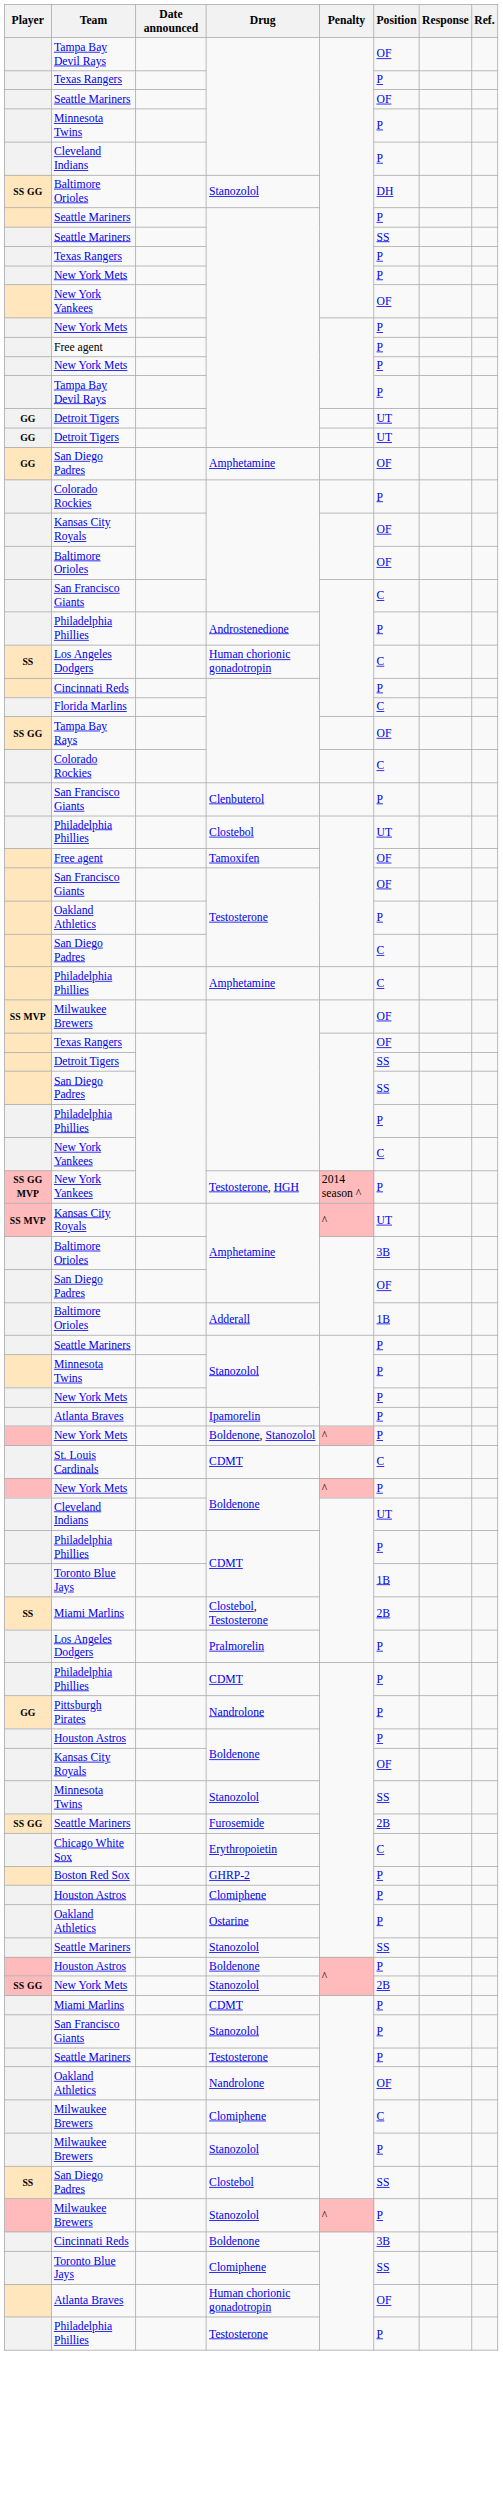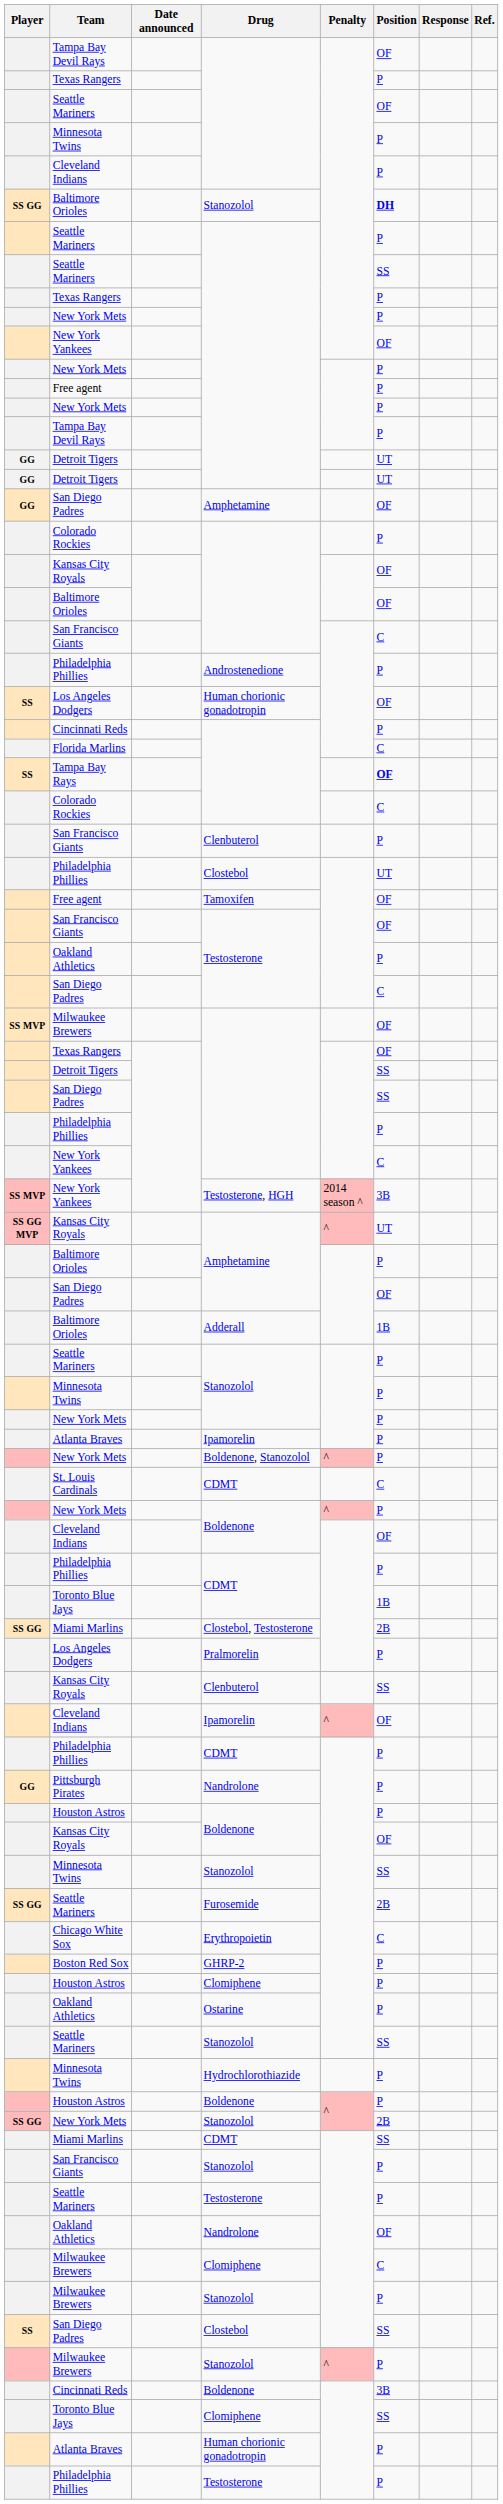(385, 191) normal -> (385, 205) bold
(380, 662) C -> (384, 703) OF
(28, 733) SS GG -> (27, 775) SS
(384, 733) normal -> (385, 774) bold
- row: (83, 983)
(28, 1187) SS GG MVP -> (27, 1195) SS MVP
(380, 1187) P -> (383, 1195) 3B
(28, 1220) SS MVP -> (27, 1228) SS GG MVP
(383, 1253) 3B -> (380, 1261) P
(384, 1514) UT -> (384, 1536) OF
(28, 1614) SS -> (27, 1628) SS GG
+ row: (81, 1687)
+ row: (76, 1720)
+ row: (77, 2075)
(380, 2005) P -> (383, 2140) SS
(384, 2301) OF -> (380, 2449) P
